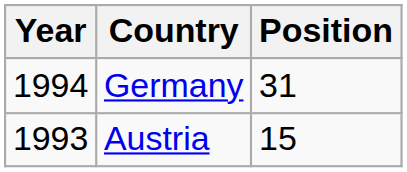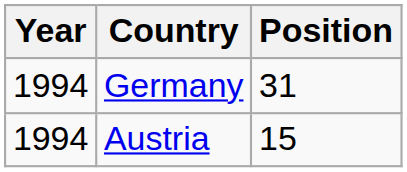(51, 138) 1993 -> (51, 138) 1994
